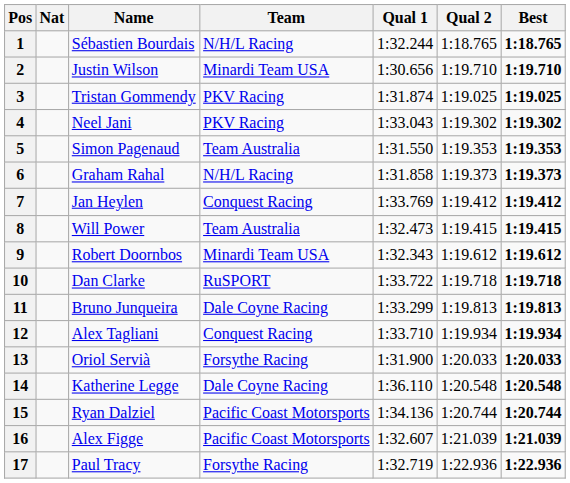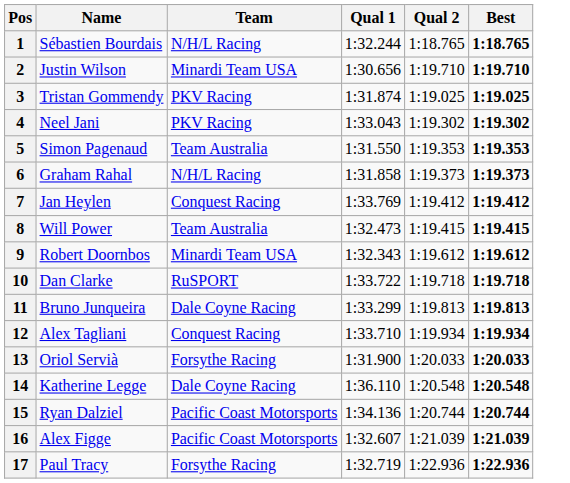- column: (52, 17)
